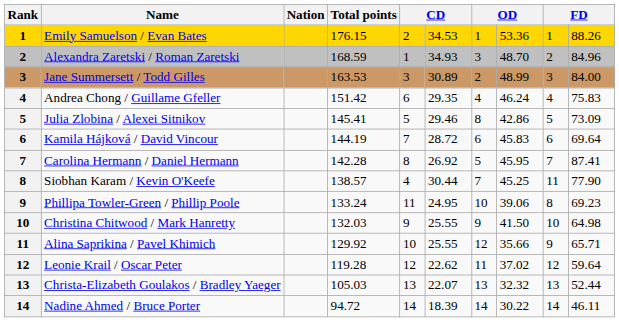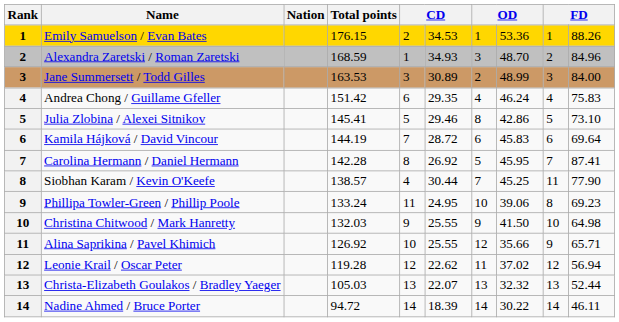(586, 118) 73.09 -> (586, 118) 73.10
(349, 243) 129.92 -> (349, 243) 126.92
(586, 264) 59.64 -> (586, 264) 56.94
